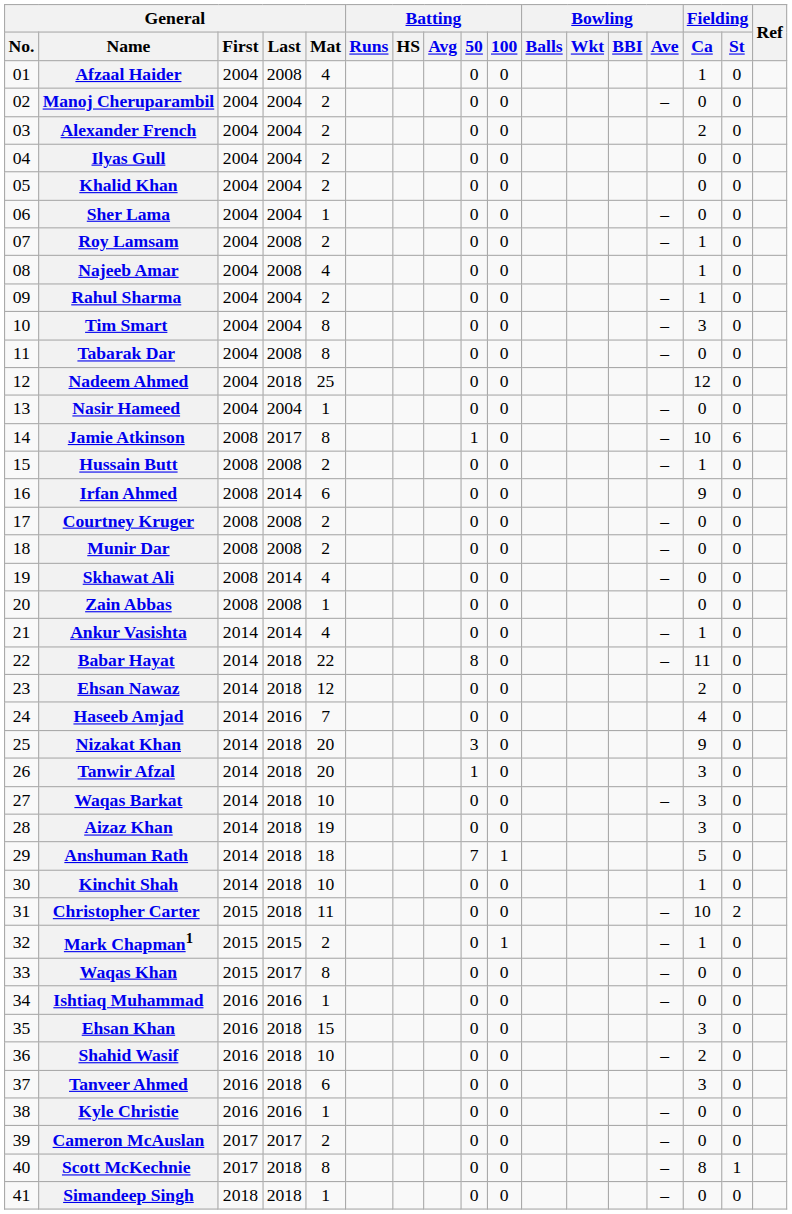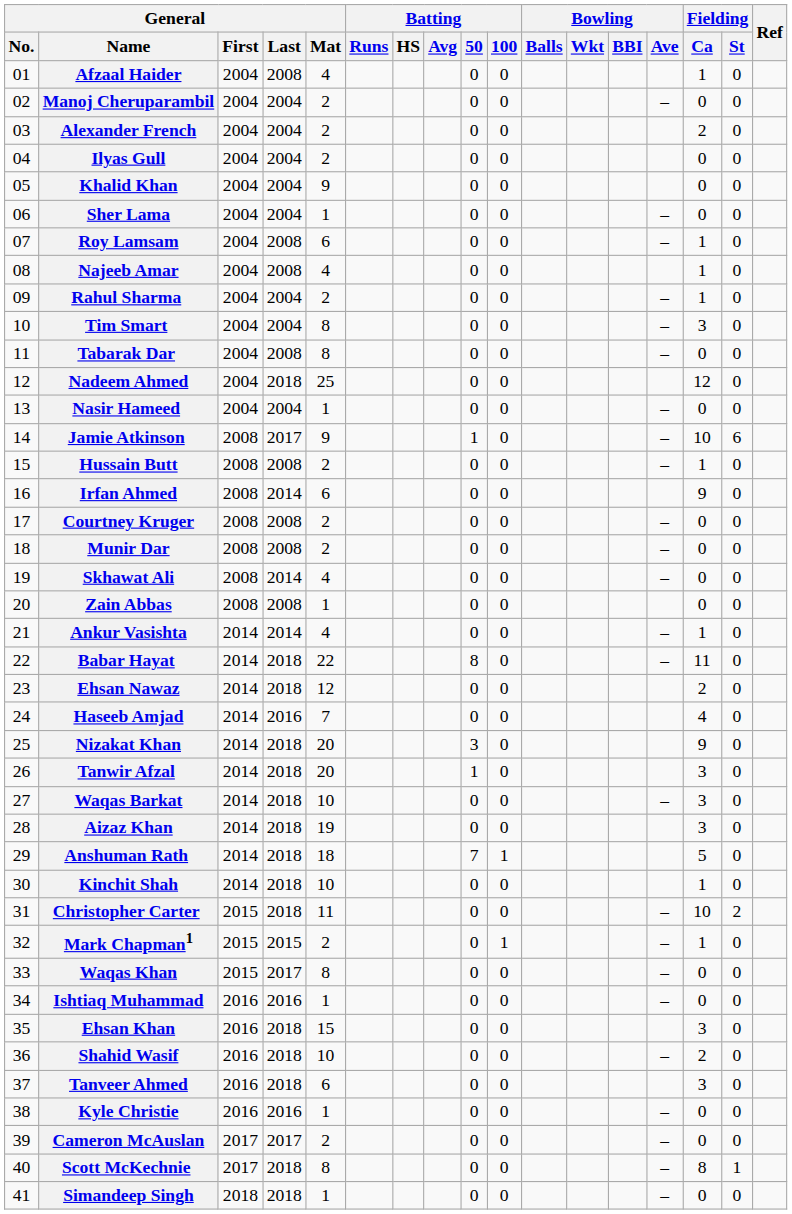(326, 185) 2 -> (326, 185) 9
(326, 241) 2 -> (326, 241) 6
(326, 437) 8 -> (326, 437) 9
